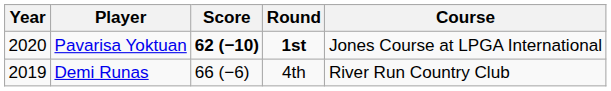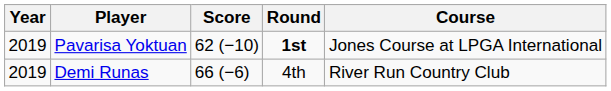(28, 45) 2020 -> (28, 45) 2019
(227, 45) bold -> (227, 45) normal
